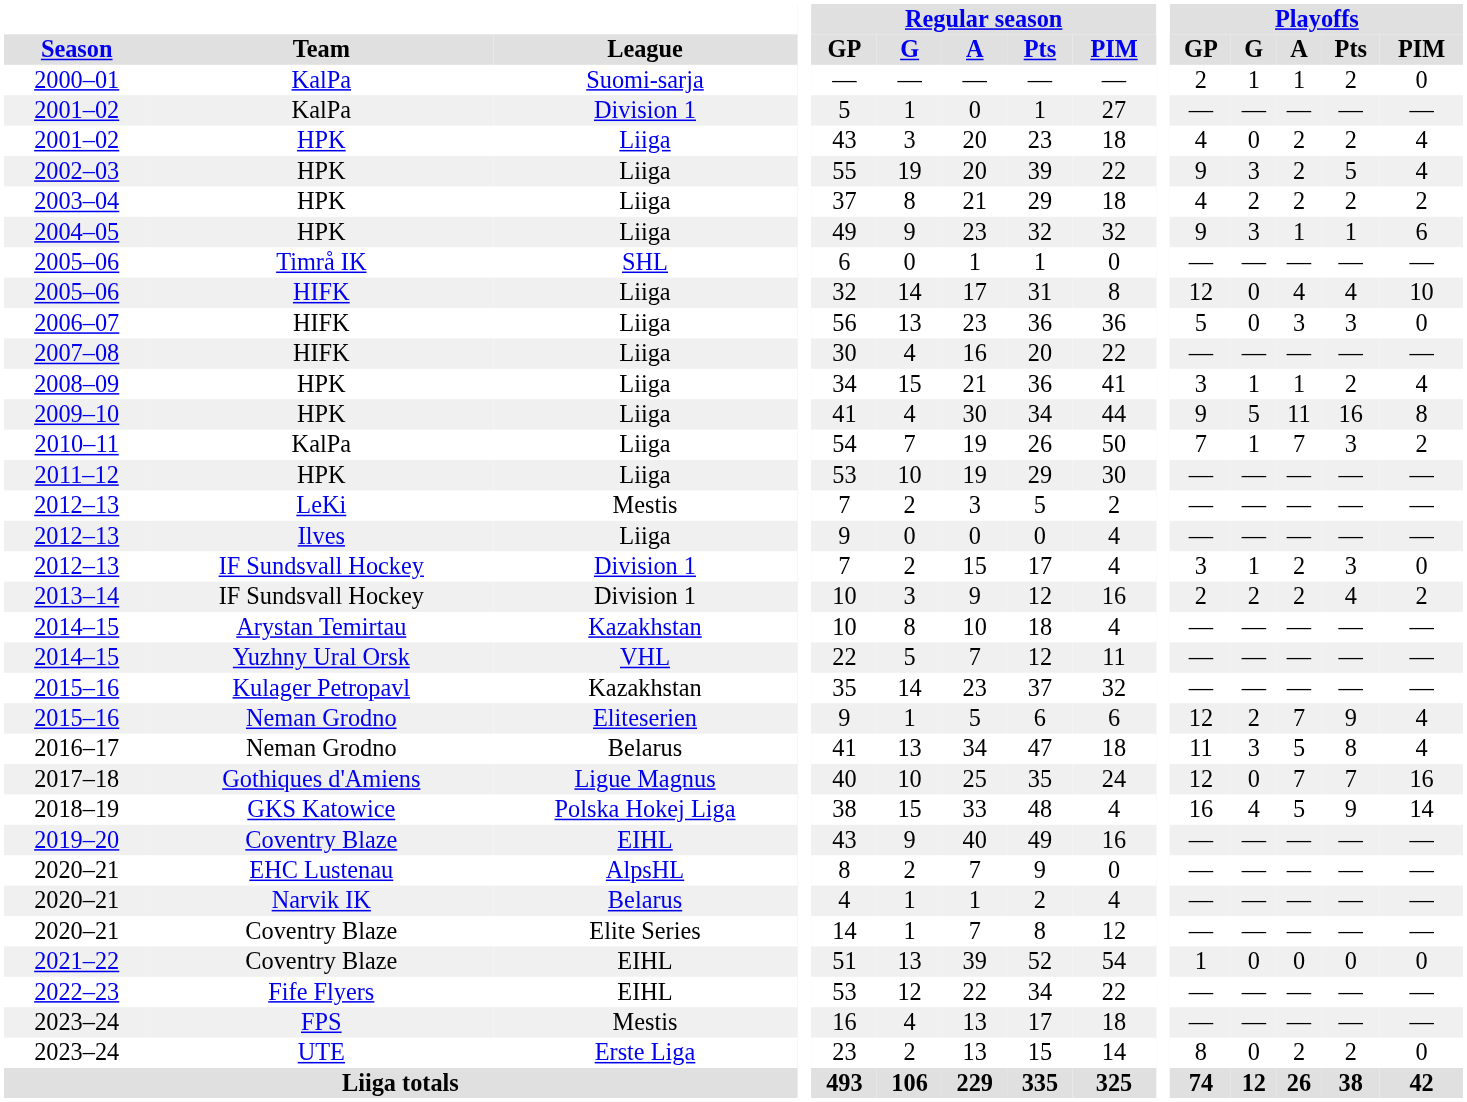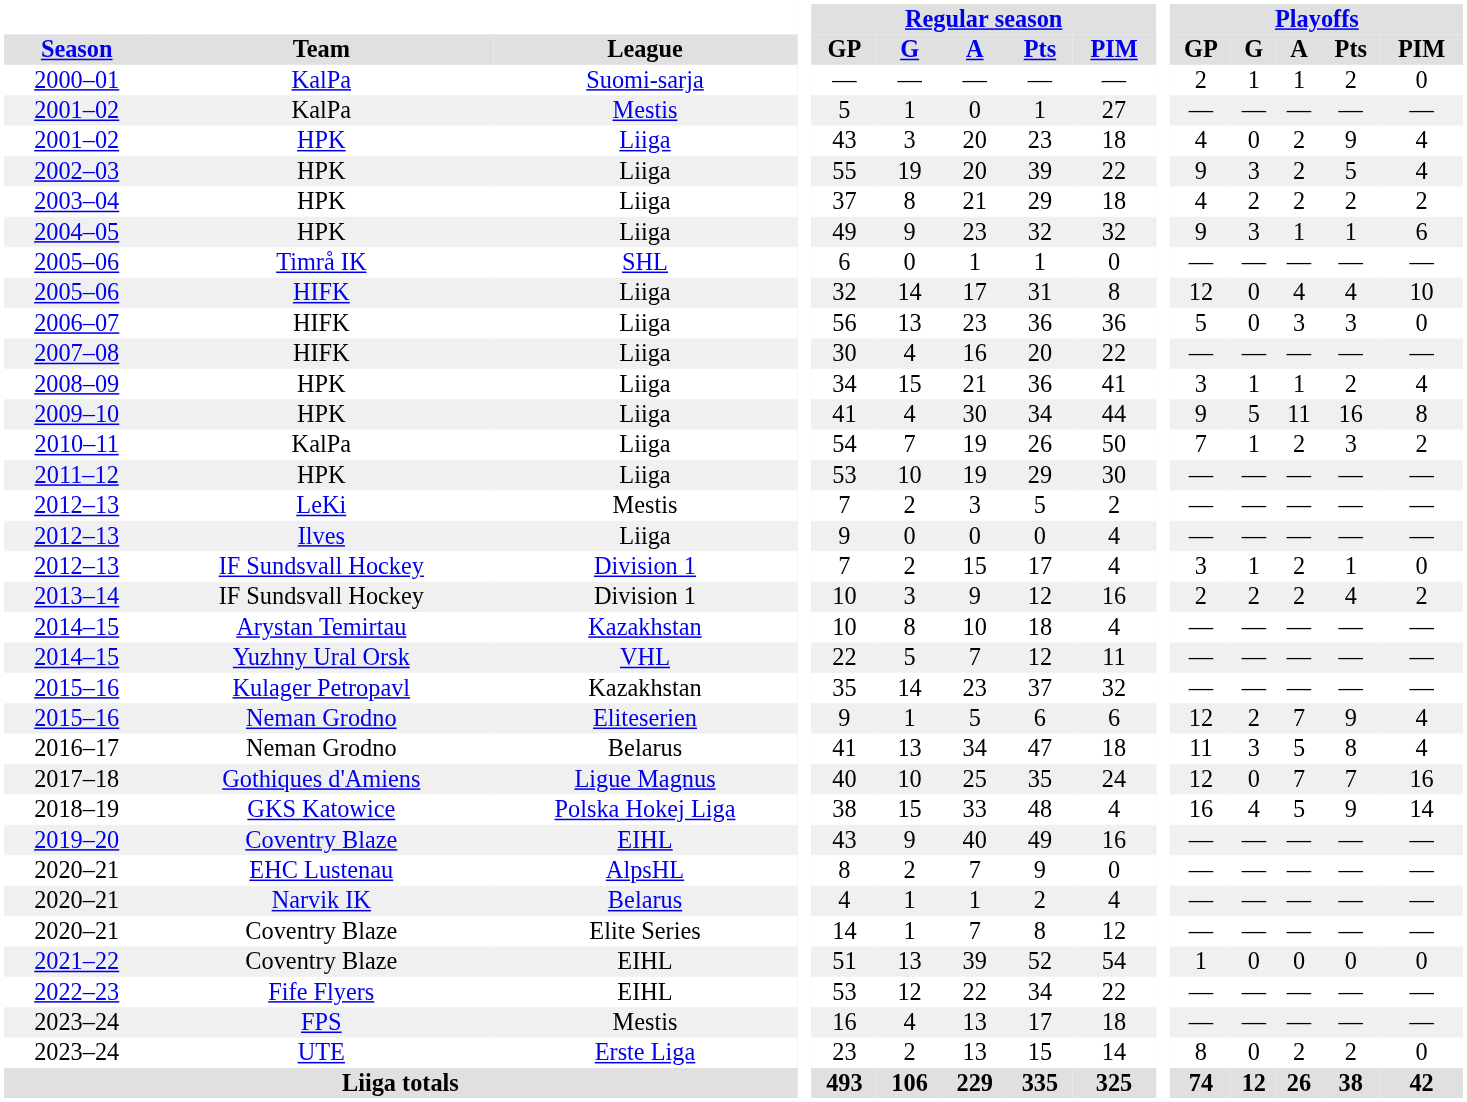(645, 110) Division 1 -> (645, 110) Mestis
(1351, 140) 2 -> (1351, 140) 9
(1299, 444) 7 -> (1299, 444) 2
(1351, 566) 3 -> (1351, 566) 1
